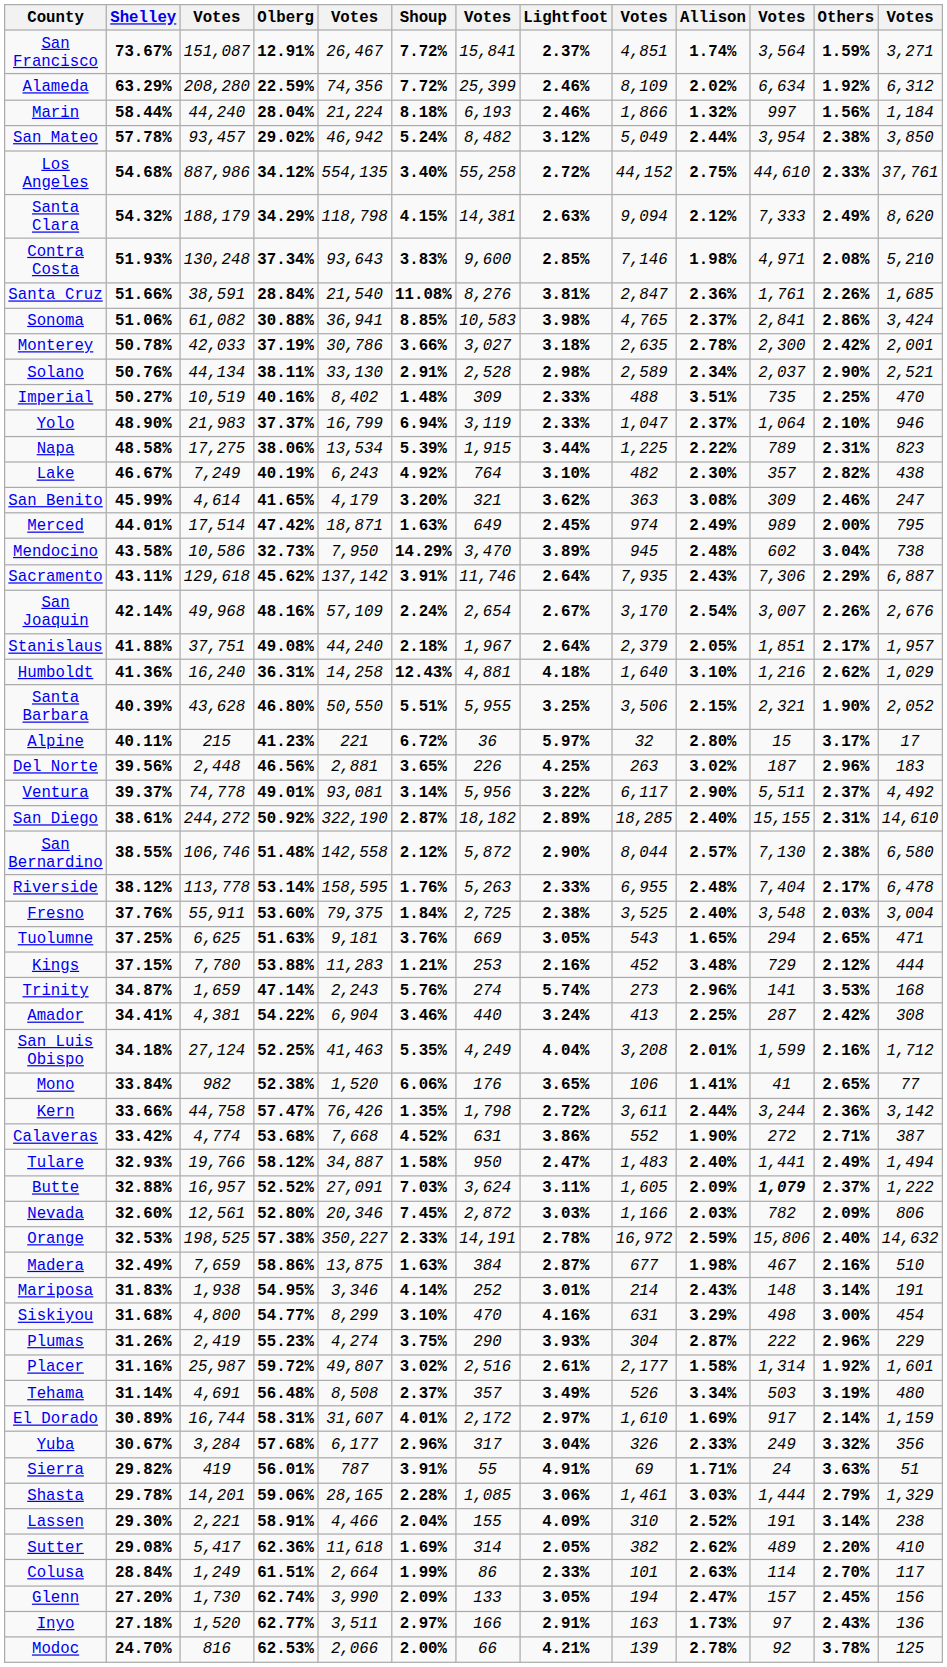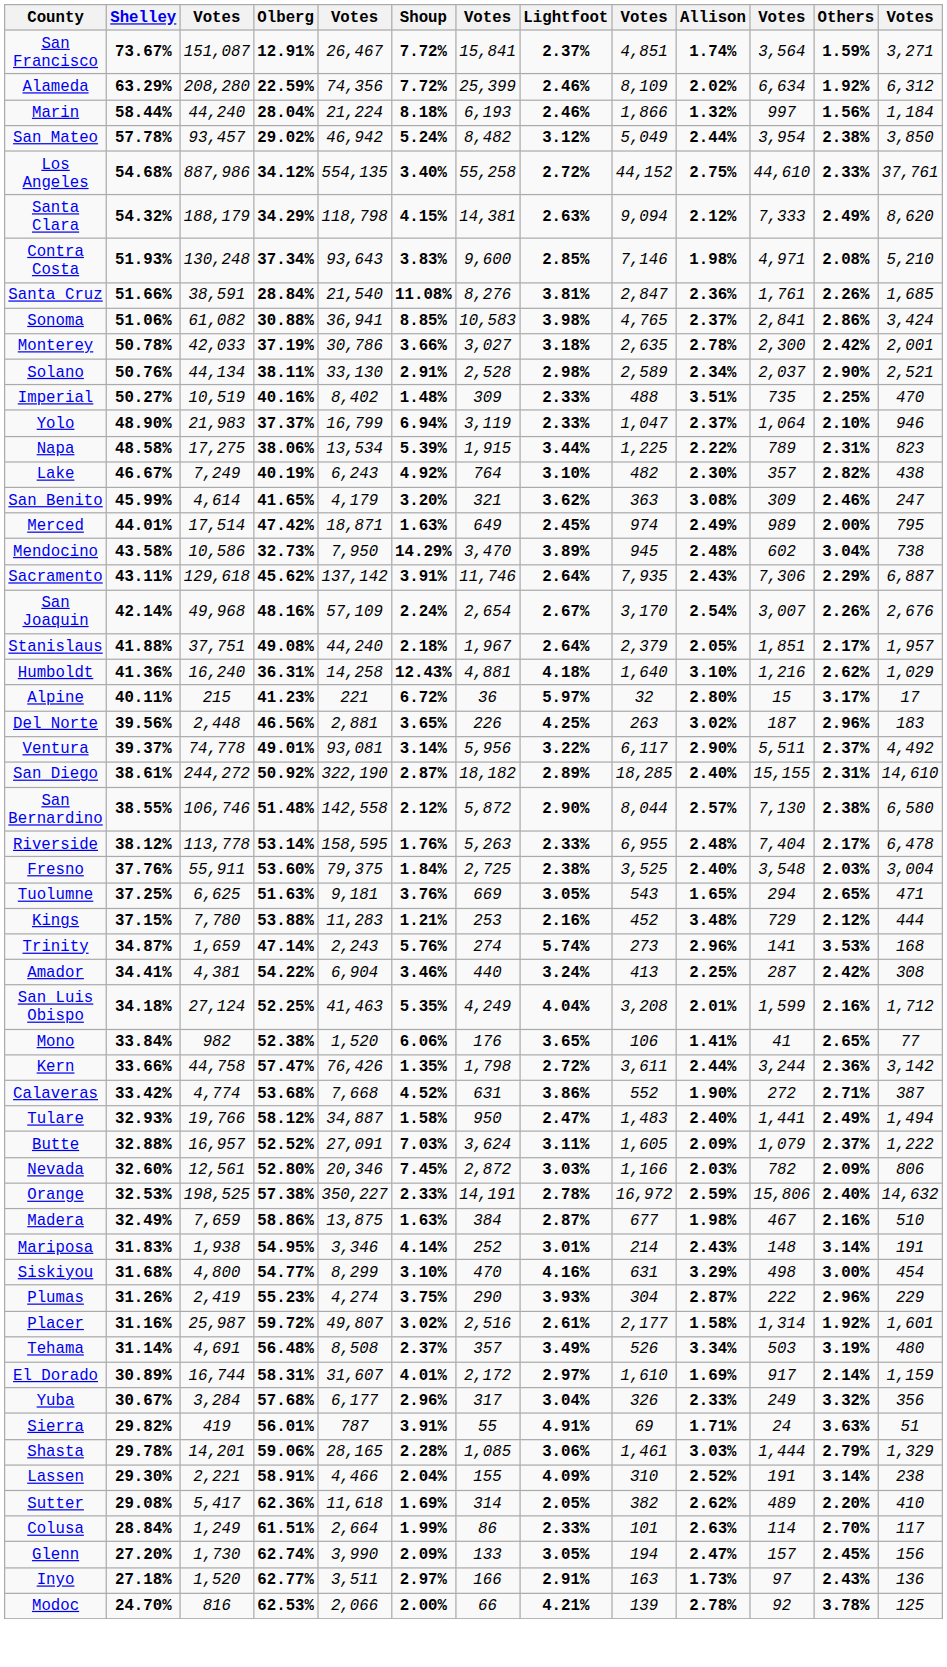- row: (56, 707)
(782, 1188) bold -> (782, 1144) normal
